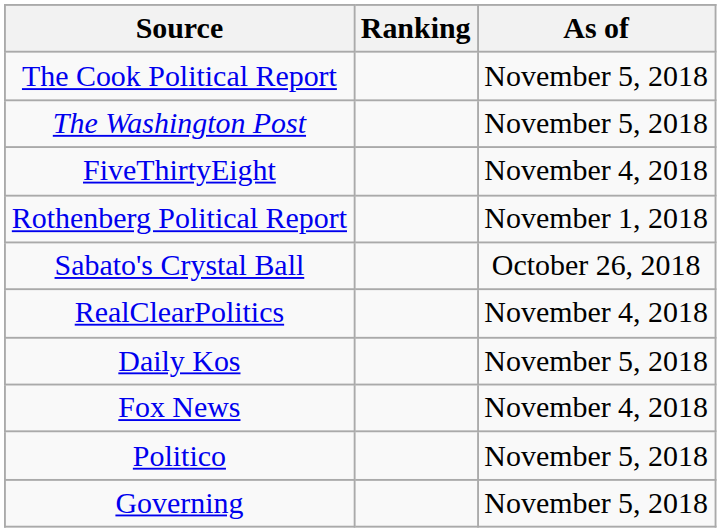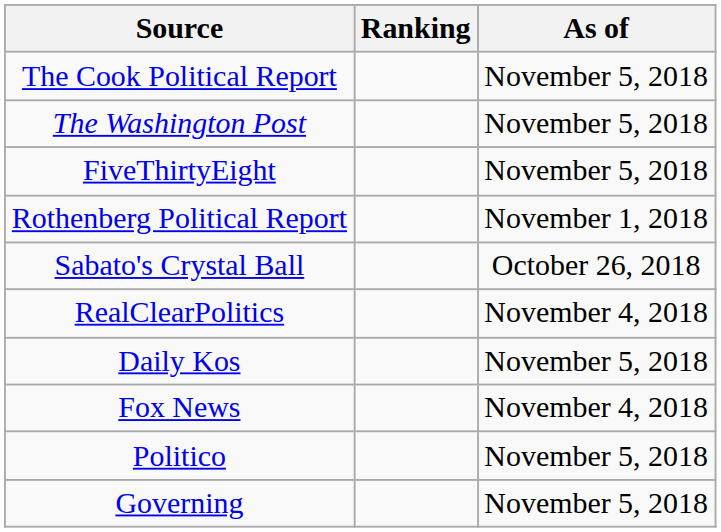(596, 170) November 4, 2018 -> (596, 170) November 5, 2018
